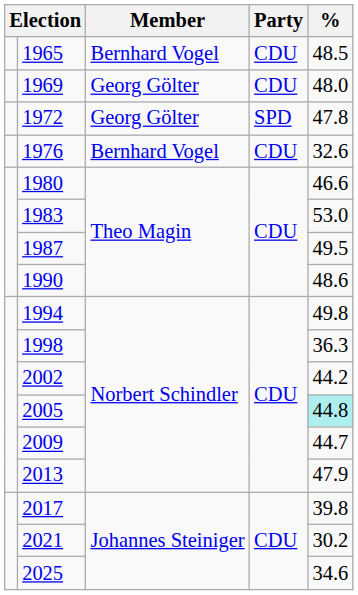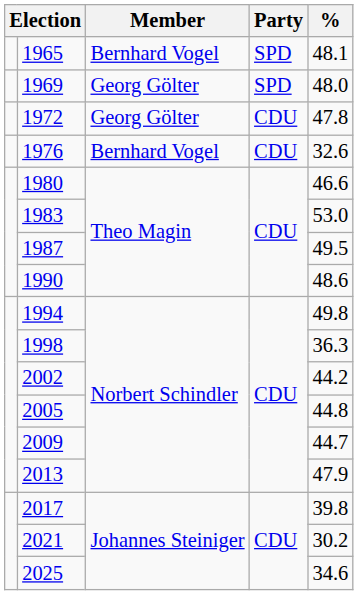(276, 53) CDU -> (273, 53) SPD
(330, 53) 48.5 -> (330, 53) 48.1
(276, 85) CDU -> (273, 85) SPD
(273, 118) SPD -> (276, 118) CDU
(330, 410) paleturquoise background -> (330, 410) no background
